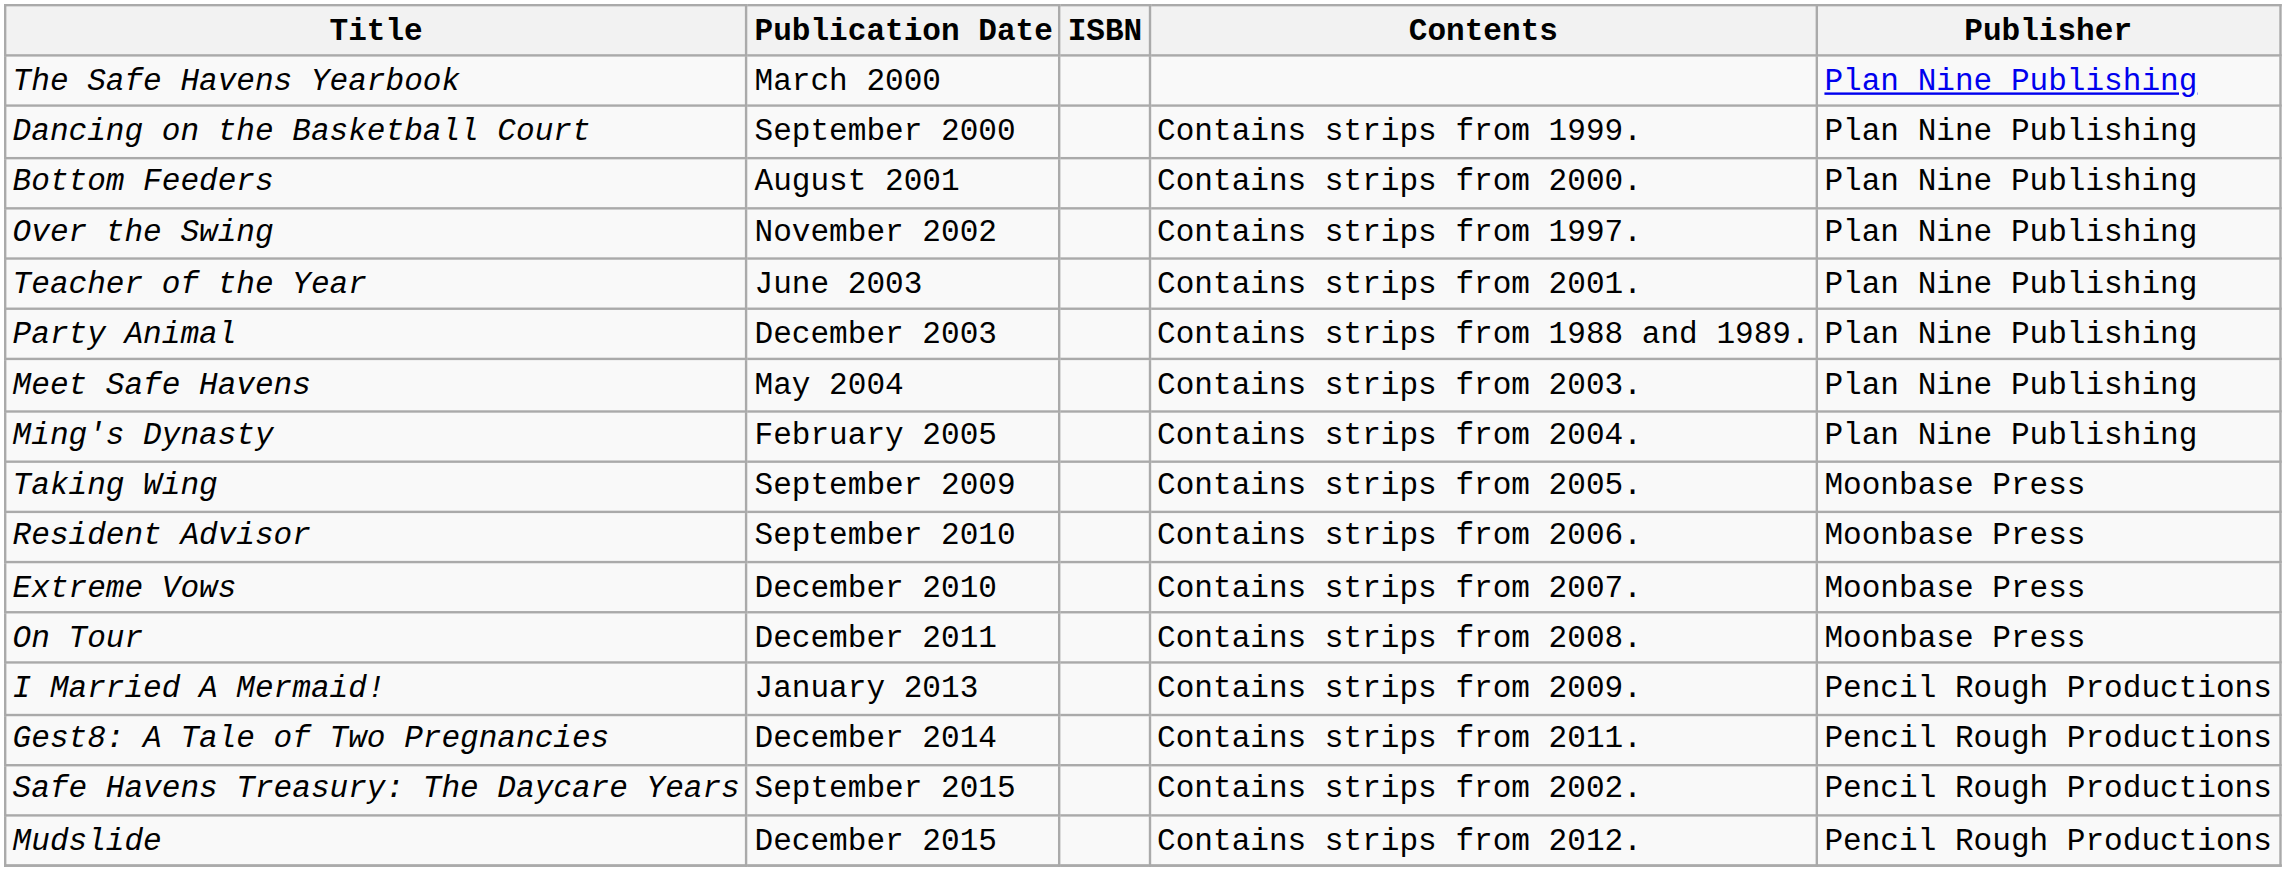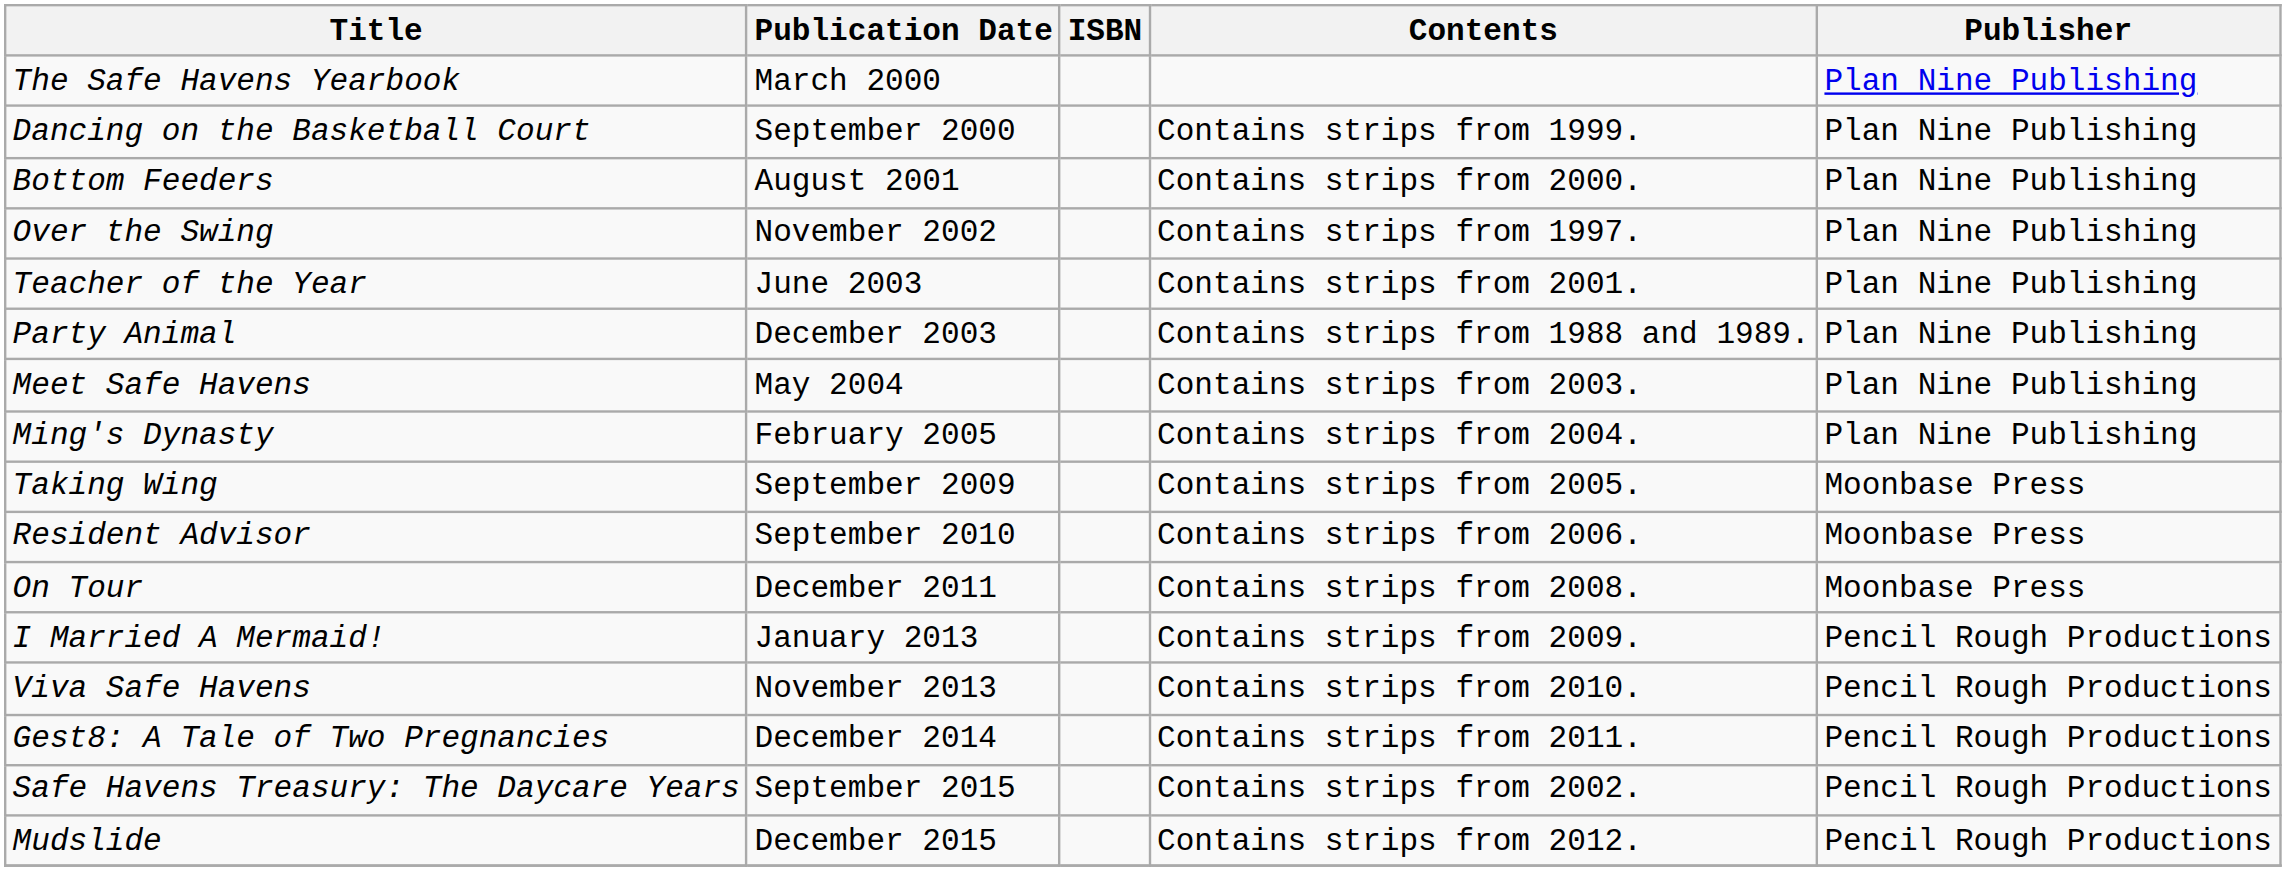- row: (124, 588)
+ row: (162, 689)
